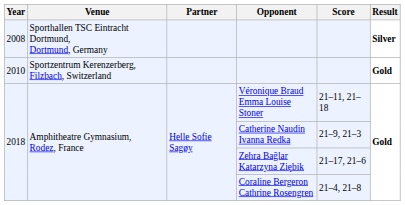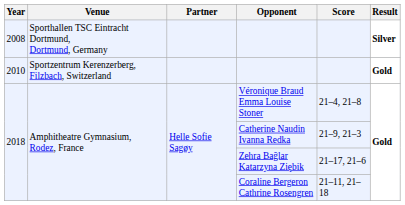(340, 103) 21–11, 21–18 -> (340, 103) 21–4, 21–8
(340, 188) 21–4, 21–8 -> (340, 188) 21–11, 21–18
